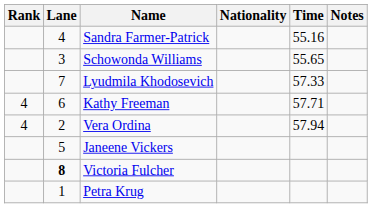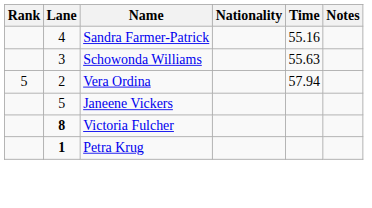(308, 59) 55.65 -> (304, 59) 55.63
- row: (148, 81)
- row: (126, 103)
(24, 125) 4 -> (24, 81) 5
(62, 192) normal -> (62, 147) bold
